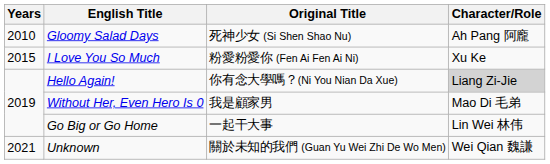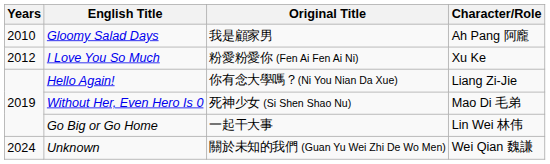(280, 35) 死神少女 (Si Shen Shao Nu) -> (241, 35) 我是顧家男
(21, 58) 2015 -> (21, 58) 2012
(484, 80) lightgrey background -> (484, 80) no background
(241, 102) 我是顧家男 -> (280, 102) 死神少女 (Si Shen Shao Nu)
(21, 147) 2021 -> (21, 147) 2024
